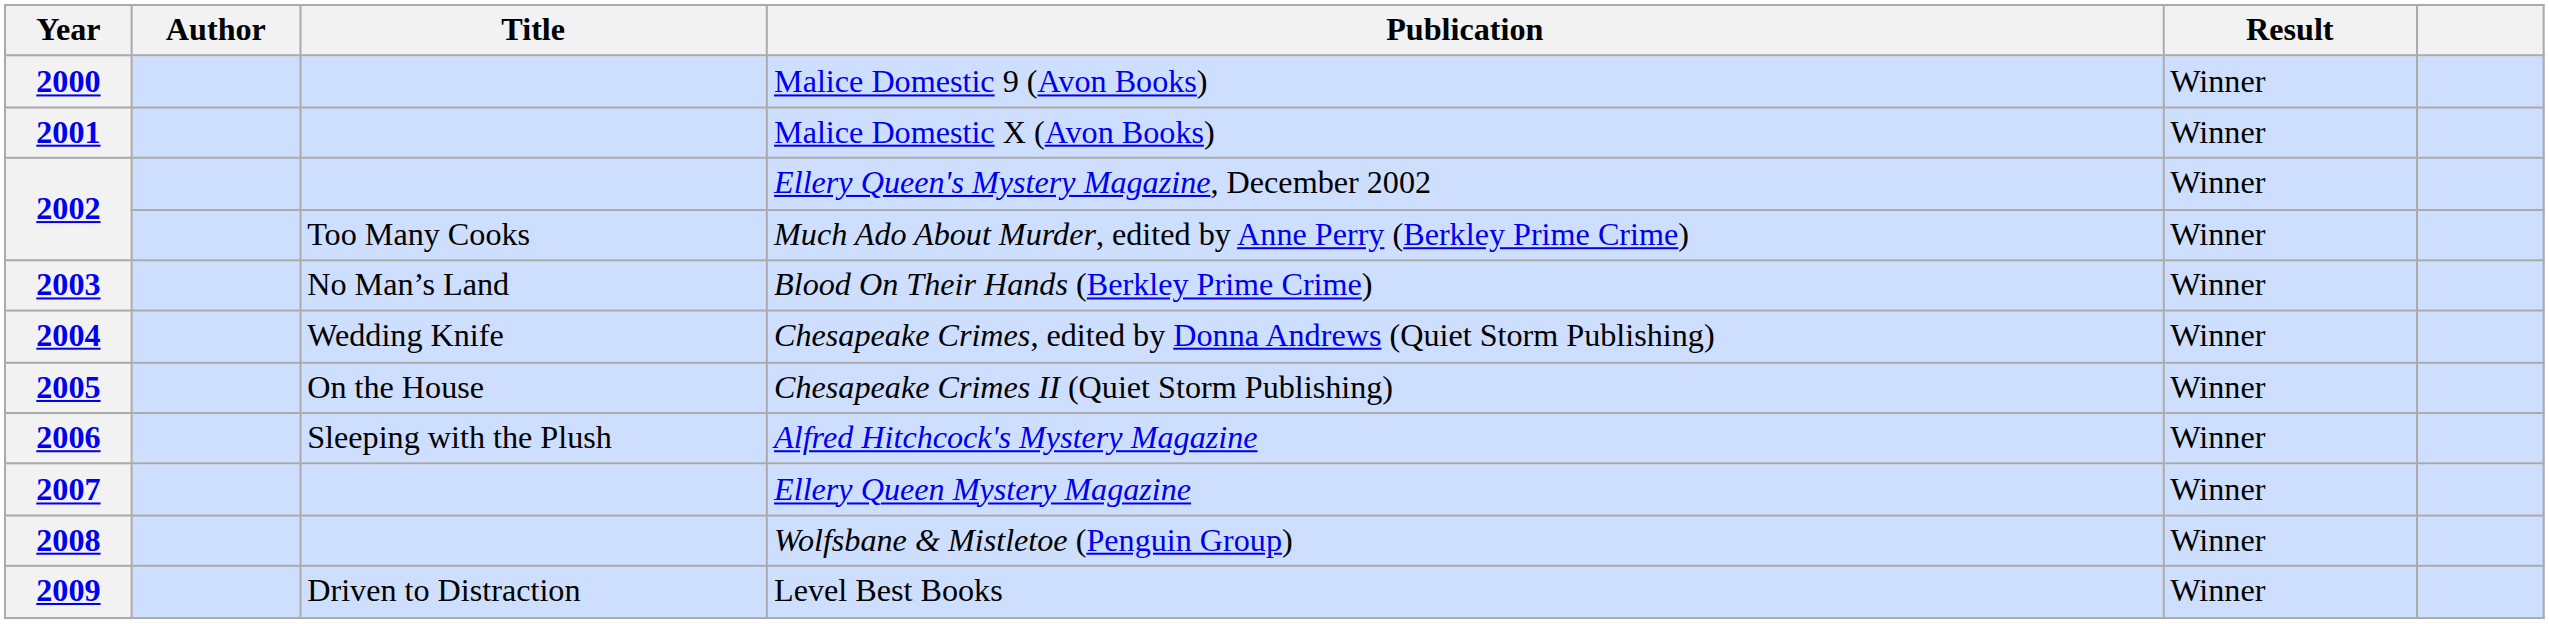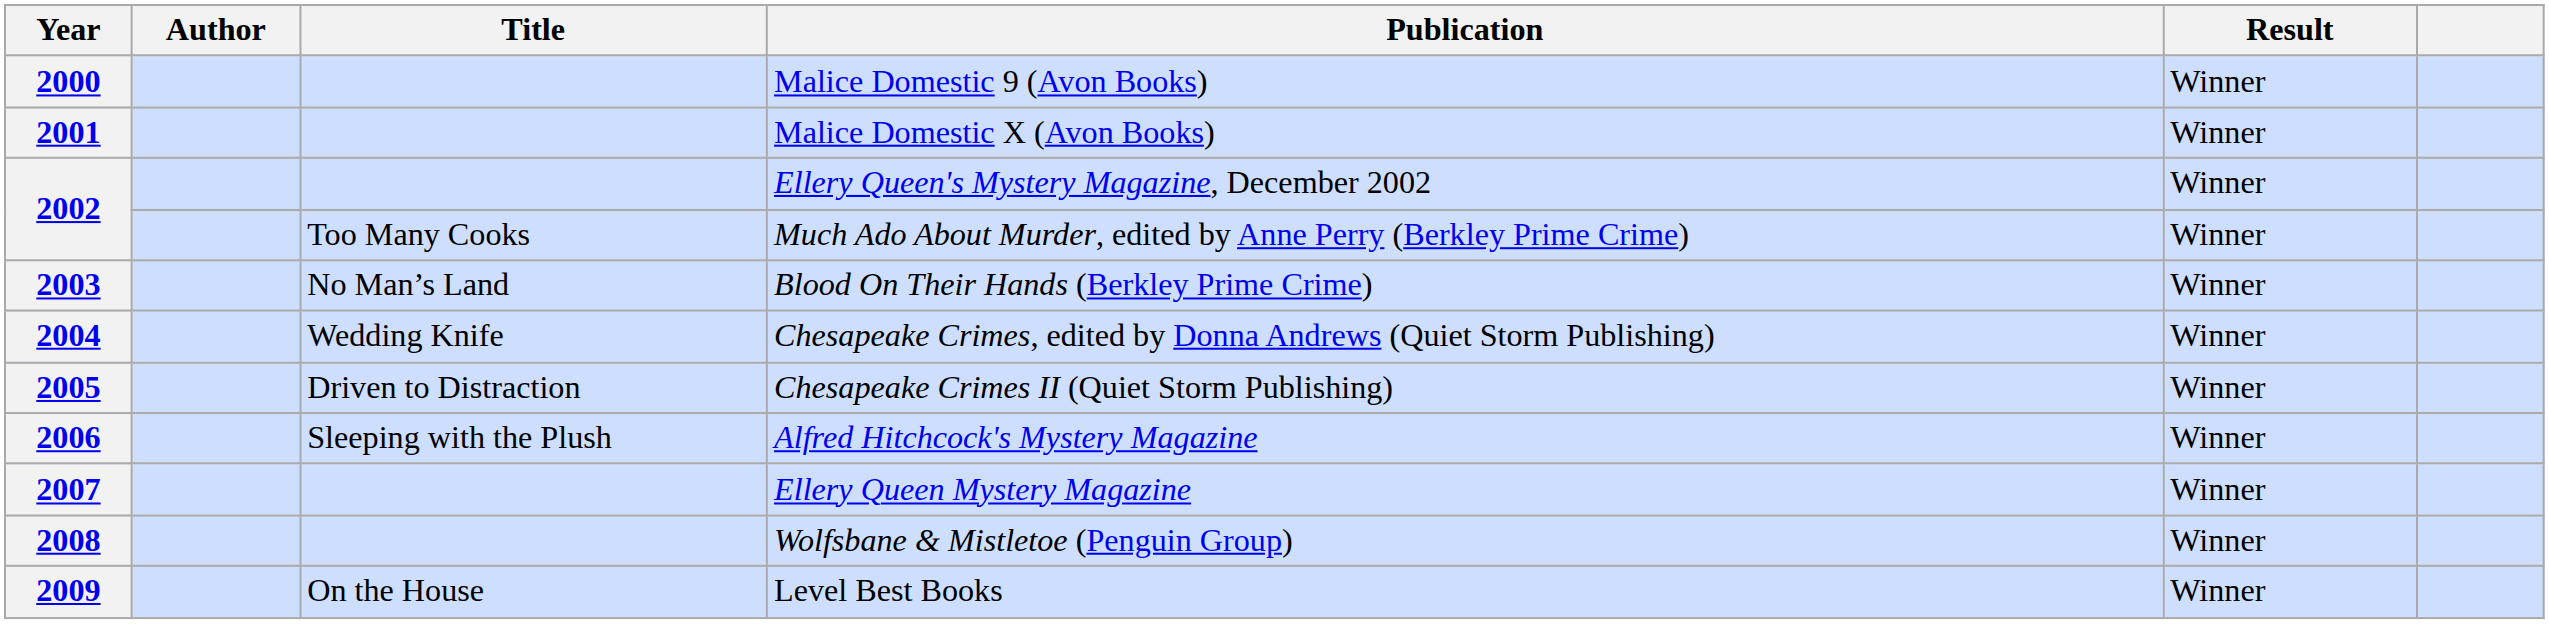(396, 387) On the House -> (444, 387) Driven to Distraction
(444, 591) Driven to Distraction -> (396, 591) On the House
